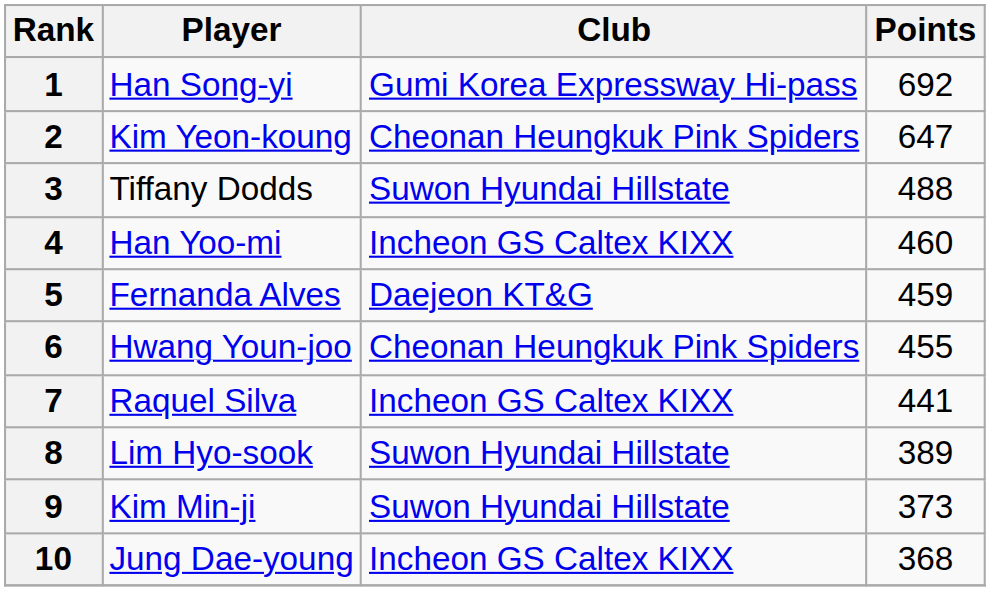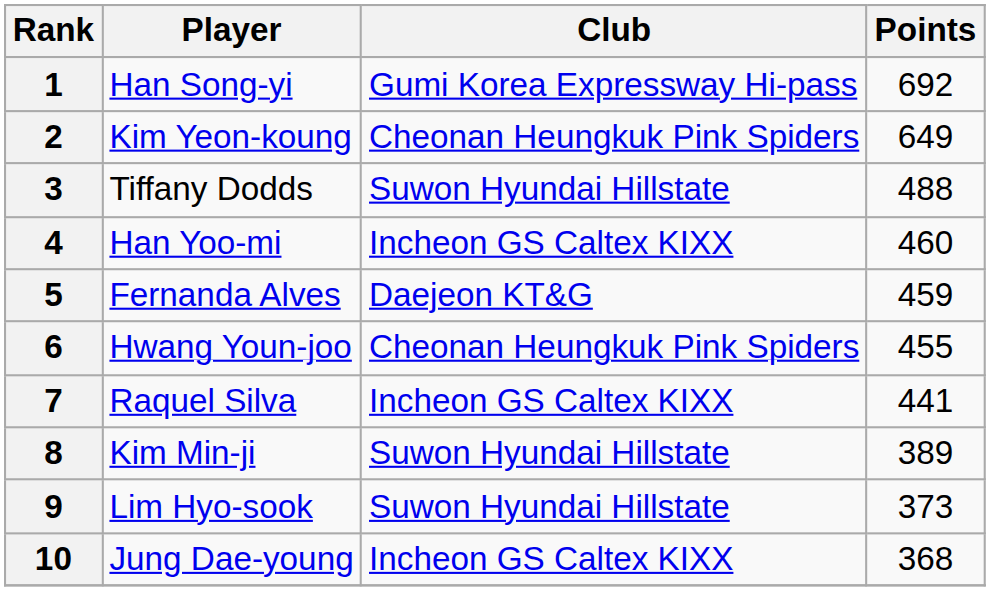(925, 136) 647 -> (925, 136) 649
(211, 453) Lim Hyo-sook -> (182, 453) Kim Min-ji
(182, 505) Kim Min-ji -> (211, 505) Lim Hyo-sook
